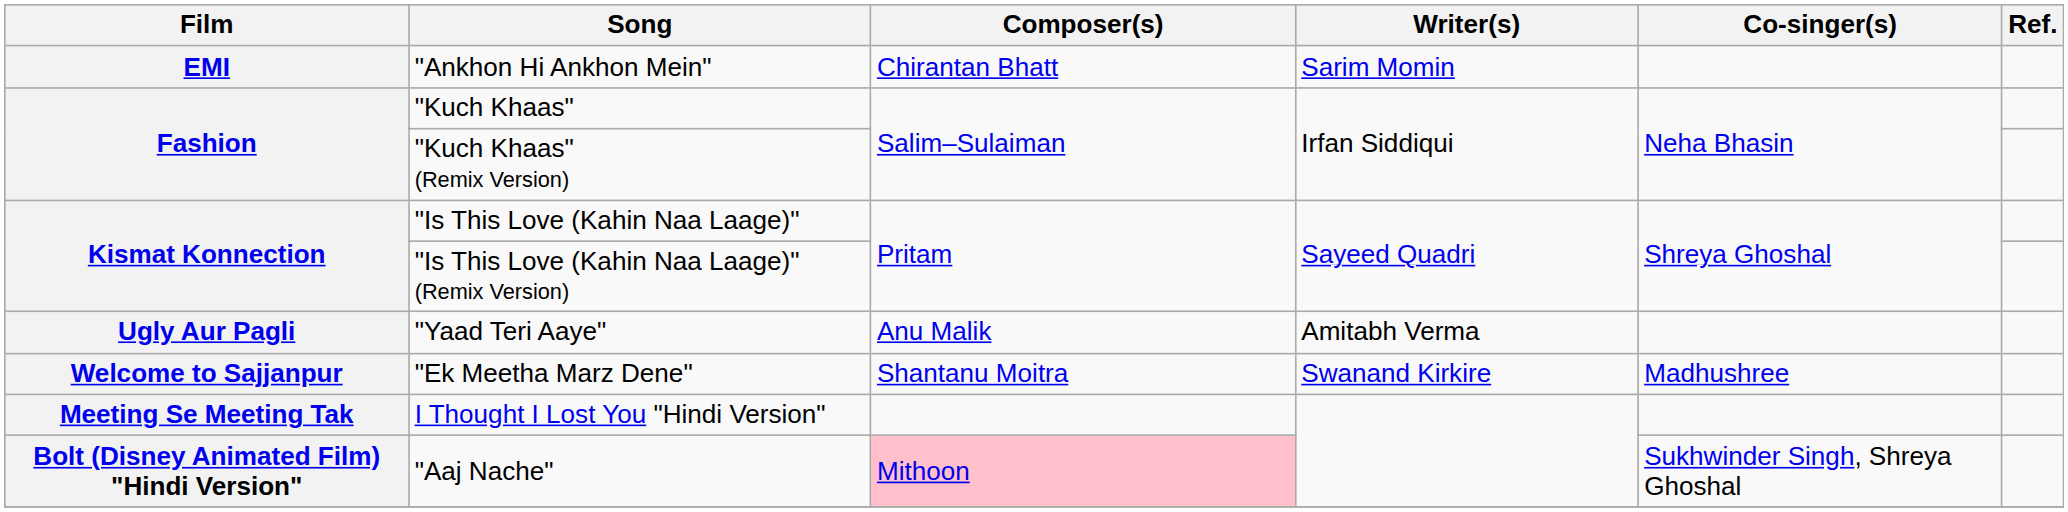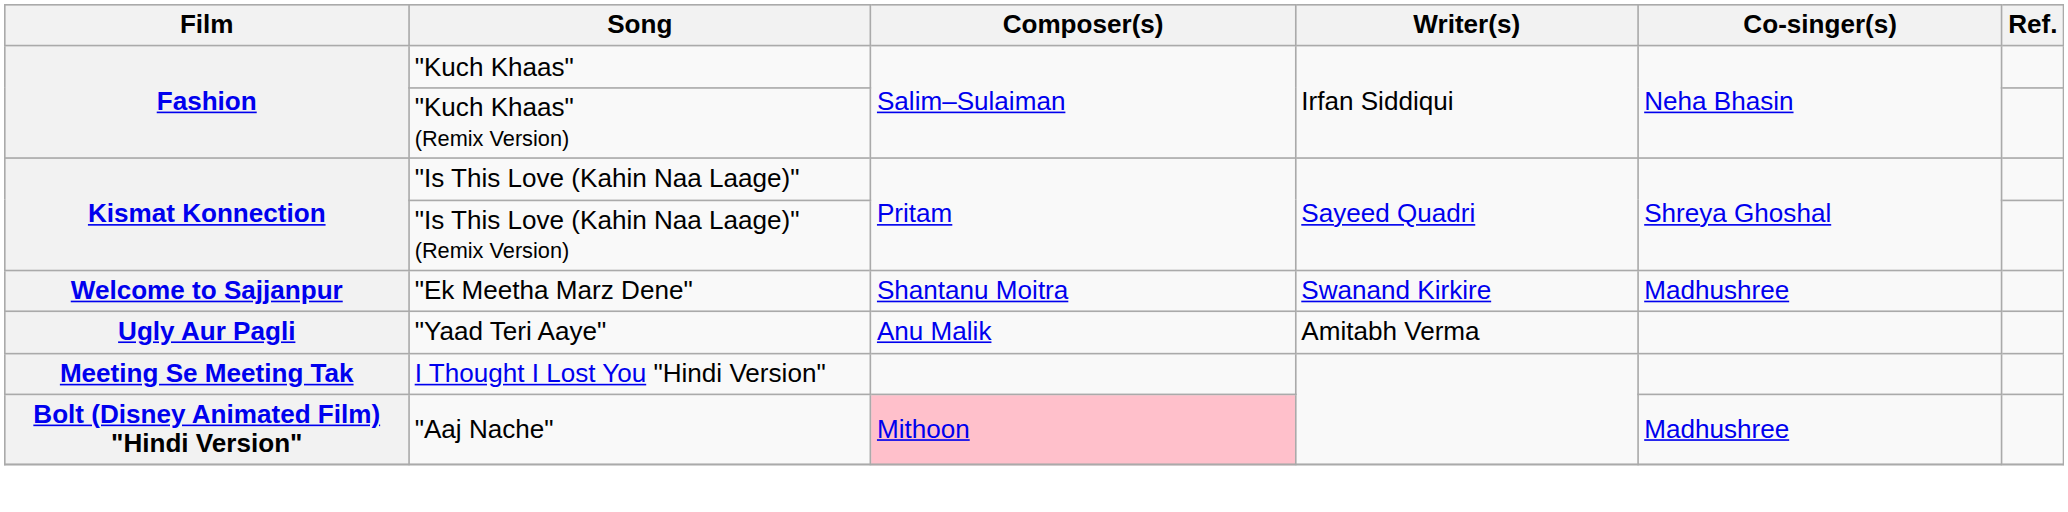- row: (563, 66)
rows swapped: (510, 332) <-> (554, 373)
(1798, 470) Sukhwinder Singh, Shreya Ghoshal -> (1717, 429) Madhushree
